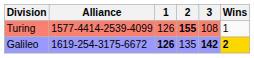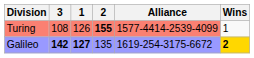columns swapped: (102, 12) <-> (209, 12)
(166, 45) 126 -> (82, 45) 127
